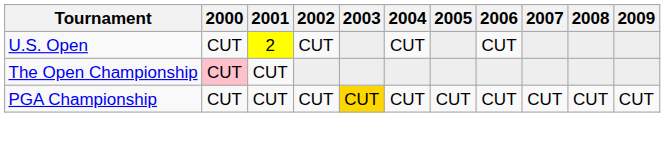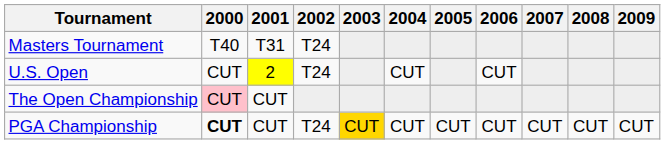+ row: (86, 45)
(316, 45) CUT -> (316, 72) T24
(224, 99) normal -> (224, 126) bold
(316, 99) CUT -> (316, 126) T24
